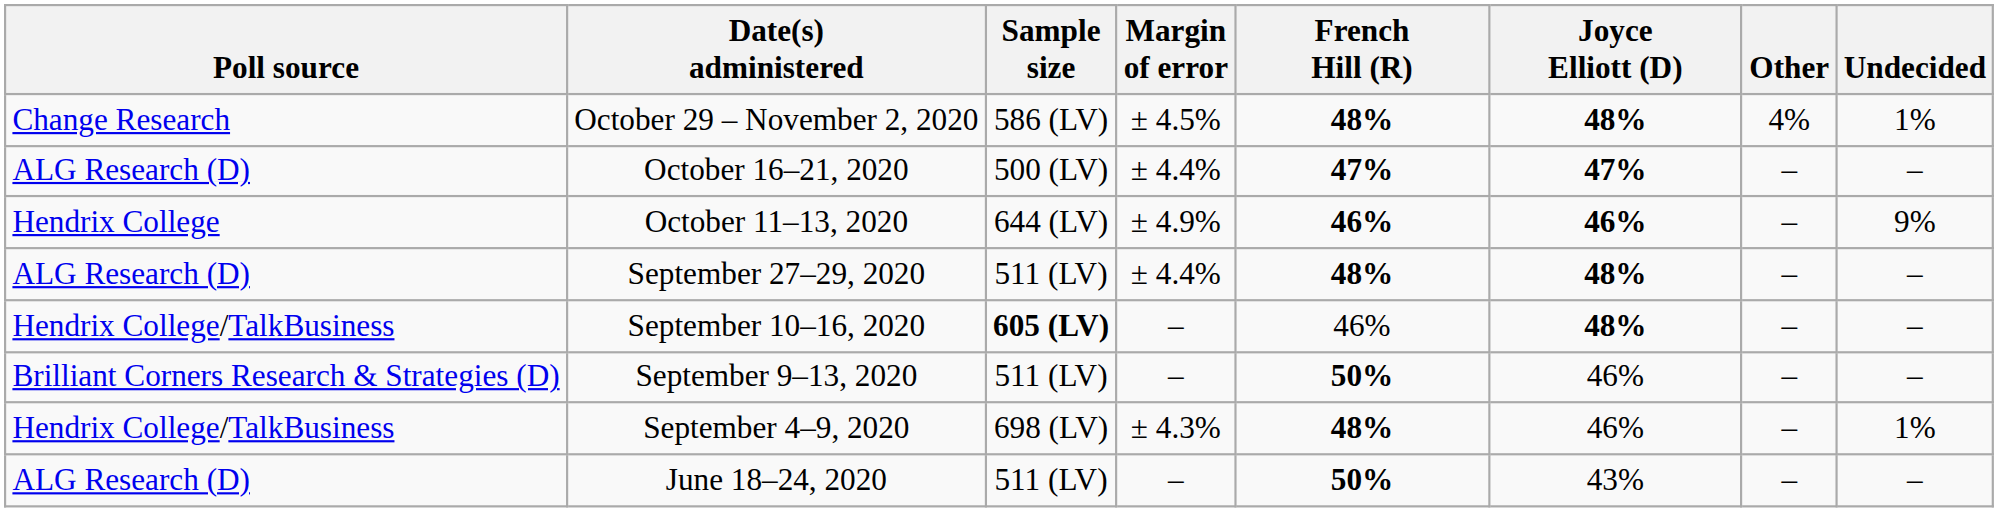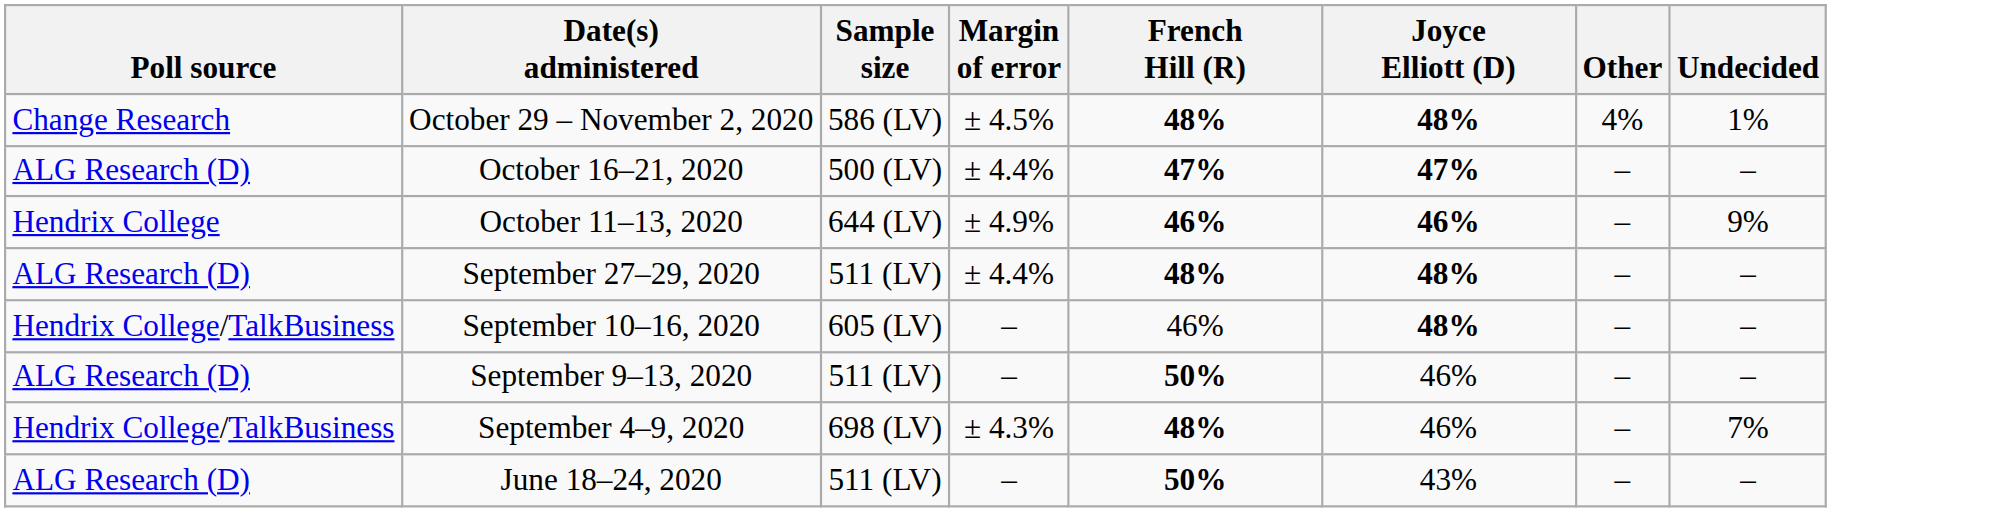(1051, 325) bold -> (885, 325) normal
(286, 376) Brilliant Corners Research & Strategies (D) -> (131, 376) ALG Research (D)
(1915, 428) 1% -> (1748, 428) 7%
